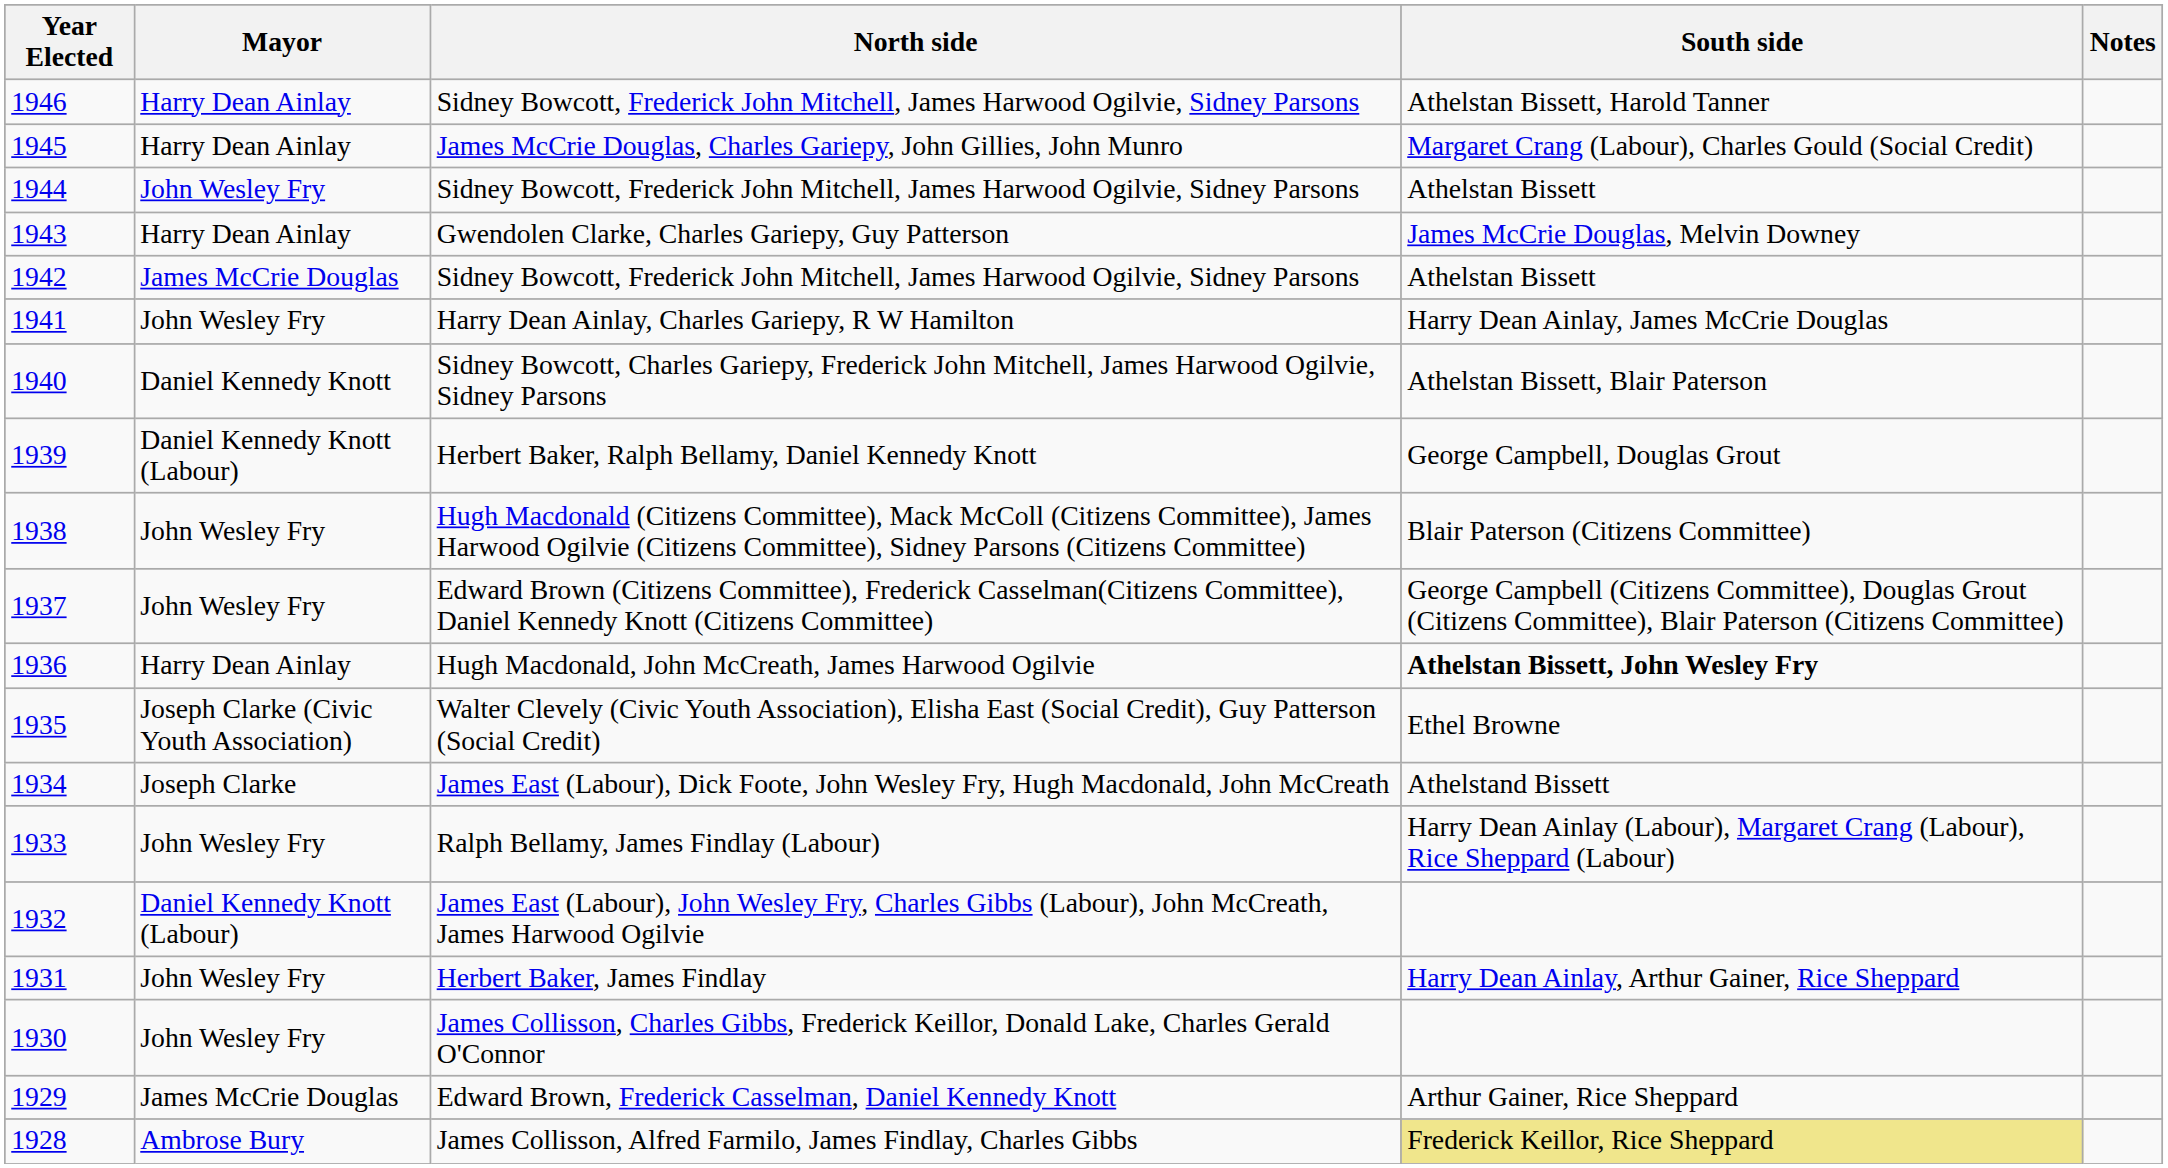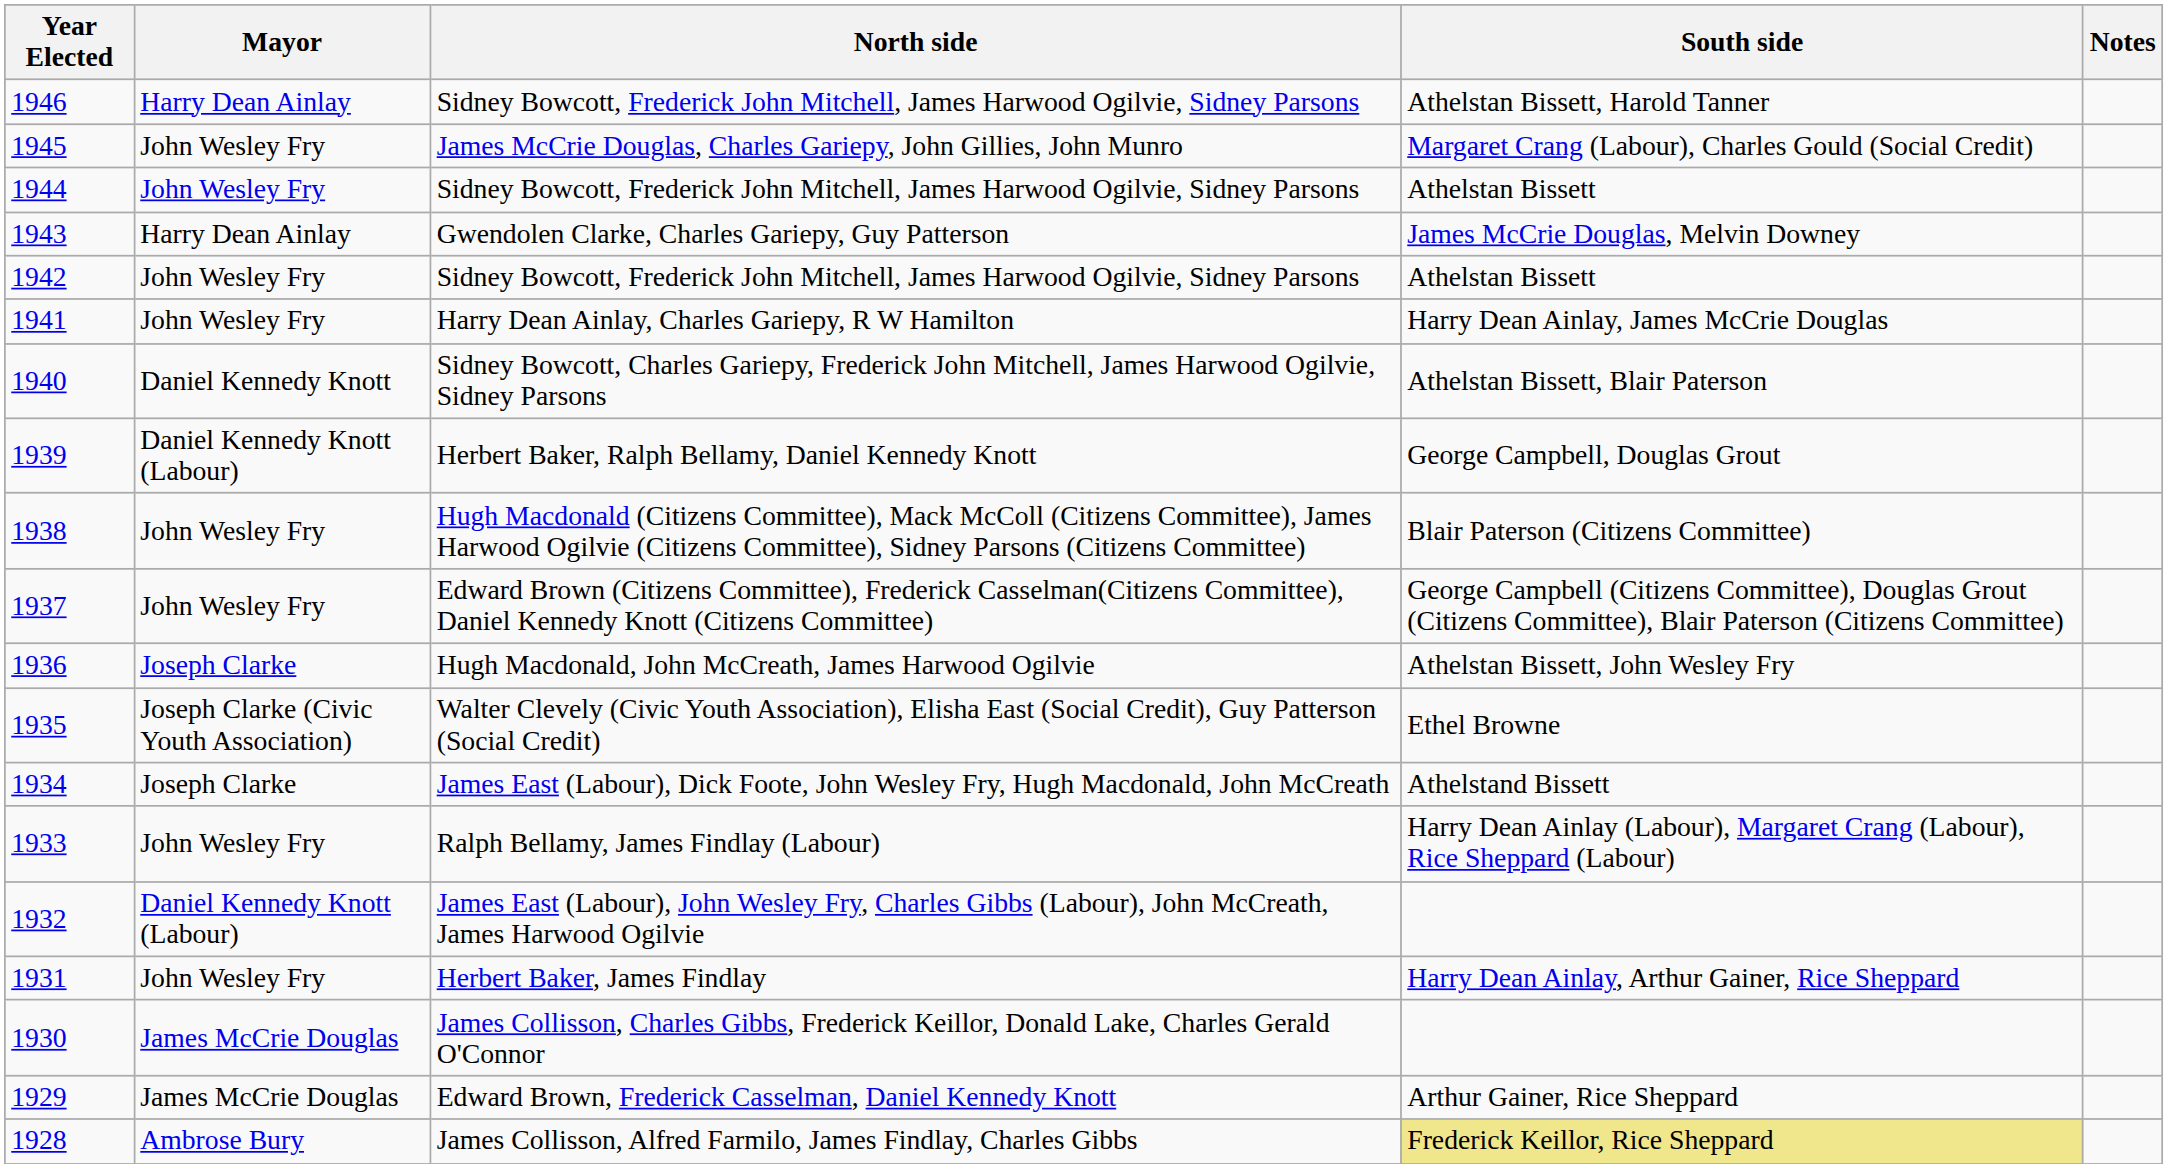(246, 145) Harry Dean Ainlay -> (233, 145) John Wesley Fry
(269, 277) James McCrie Douglas -> (233, 277) John Wesley Fry
(246, 665) Harry Dean Ainlay -> (218, 665) Joseph Clarke
(1613, 665) bold -> (1601, 665) normal
(233, 1037) John Wesley Fry -> (269, 1037) James McCrie Douglas
